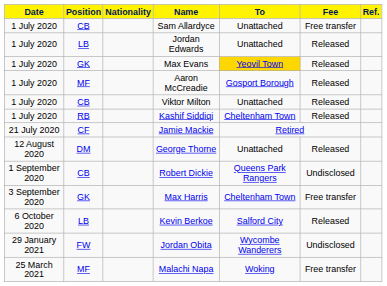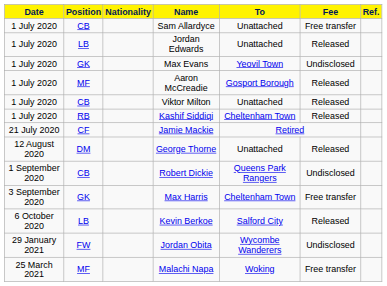(260, 64) gold background -> (260, 64) no background
(330, 64) Released -> (330, 64) Undisclosed
